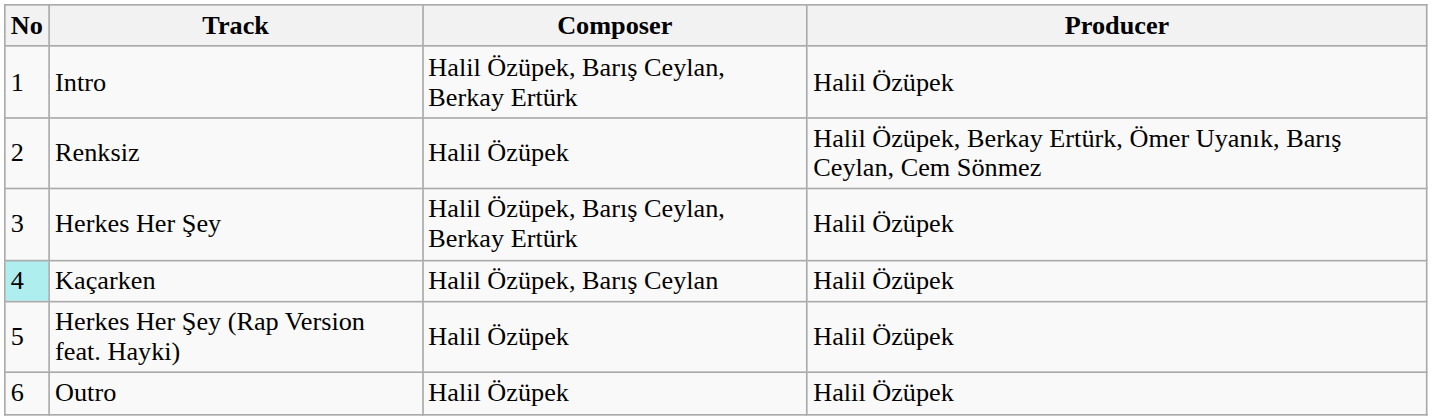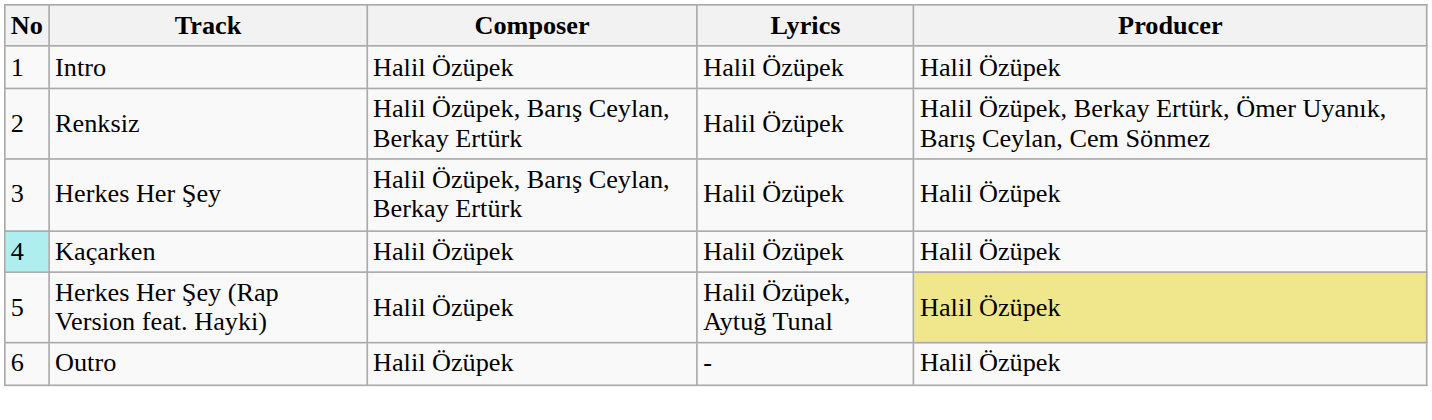+ column: (806, 25)
(577, 81) Halil Özüpek, Barış Ceylan, Berkay Ertürk -> (443, 66) Halil Özüpek
(499, 152) Halil Özüpek -> (521, 123) Halil Özüpek, Barış Ceylan, Berkay Ertürk
(573, 280) Halil Özüpek, Barış Ceylan -> (443, 250) Halil Özüpek
(884, 336) no background -> (990, 307) khaki background
